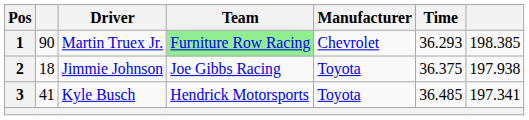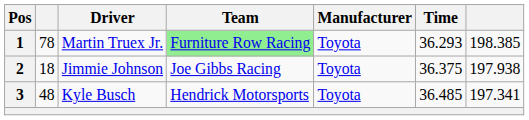(47, 43) 90 -> (47, 43) 78
(348, 43) Chevrolet -> (339, 43) Toyota
(47, 95) 41 -> (47, 95) 48
